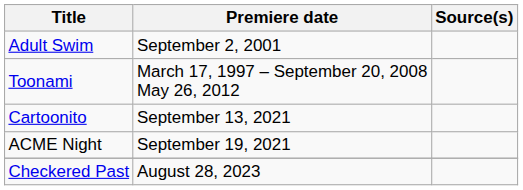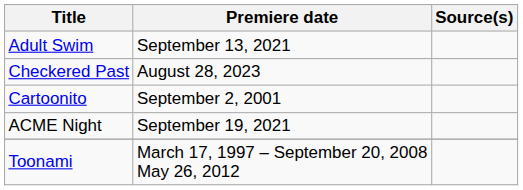(209, 44) September 2, 2001 -> (214, 44) September 13, 2021
rows swapped: (40, 81) <-> (69, 171)
(214, 117) September 13, 2021 -> (209, 98) September 2, 2001
